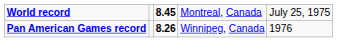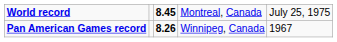(281, 28) 1976 -> (281, 28) 1967
